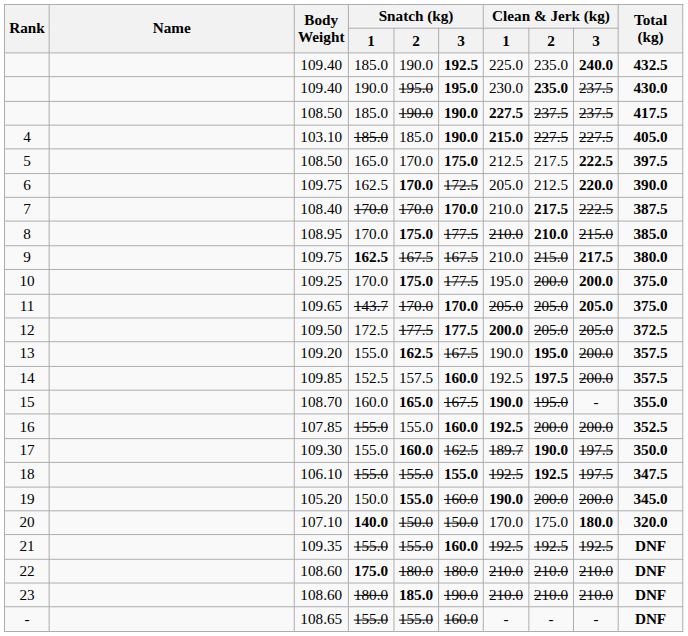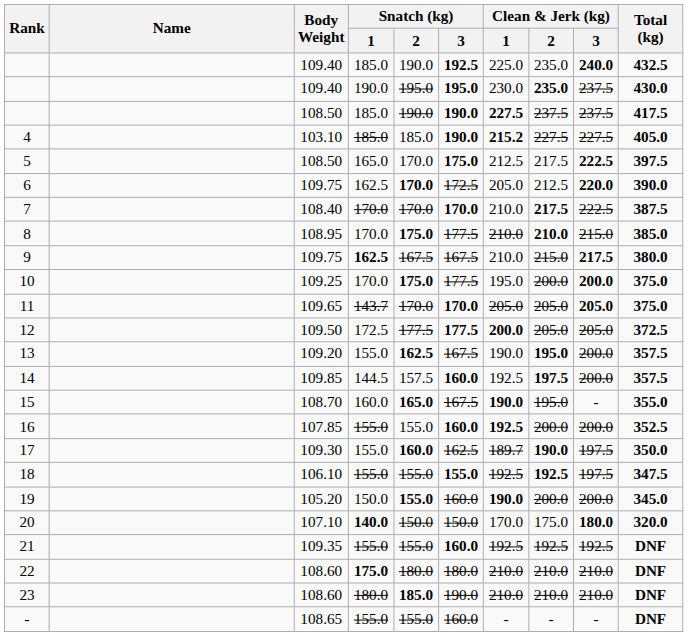(506, 137) 215.0 -> (506, 137) 215.2
(371, 378) 152.5 -> (371, 378) 144.5
